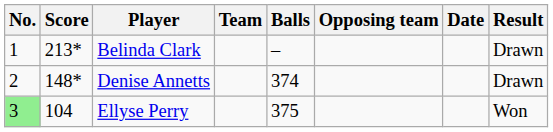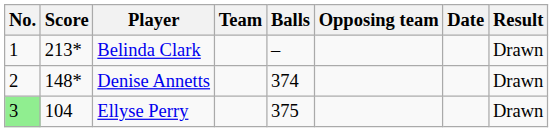(510, 111) Won -> (518, 111) Drawn
